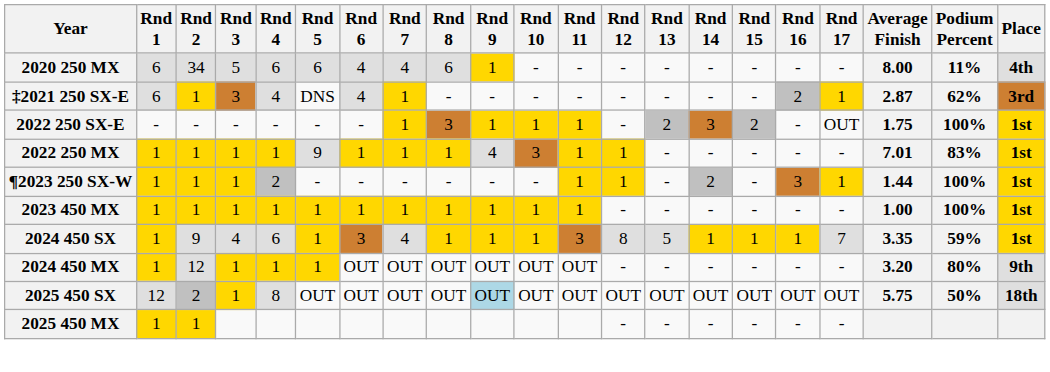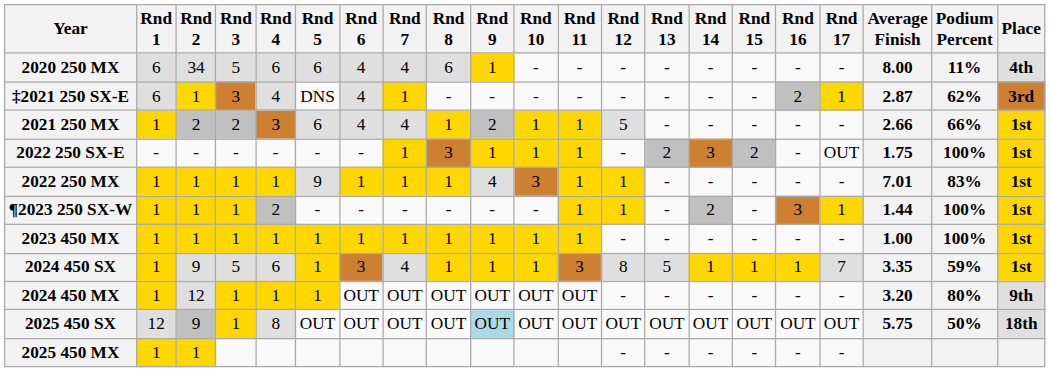+ row: (70, 124)
(236, 238) 4 -> (236, 266) 5
(196, 295) 2 -> (196, 323) 9
